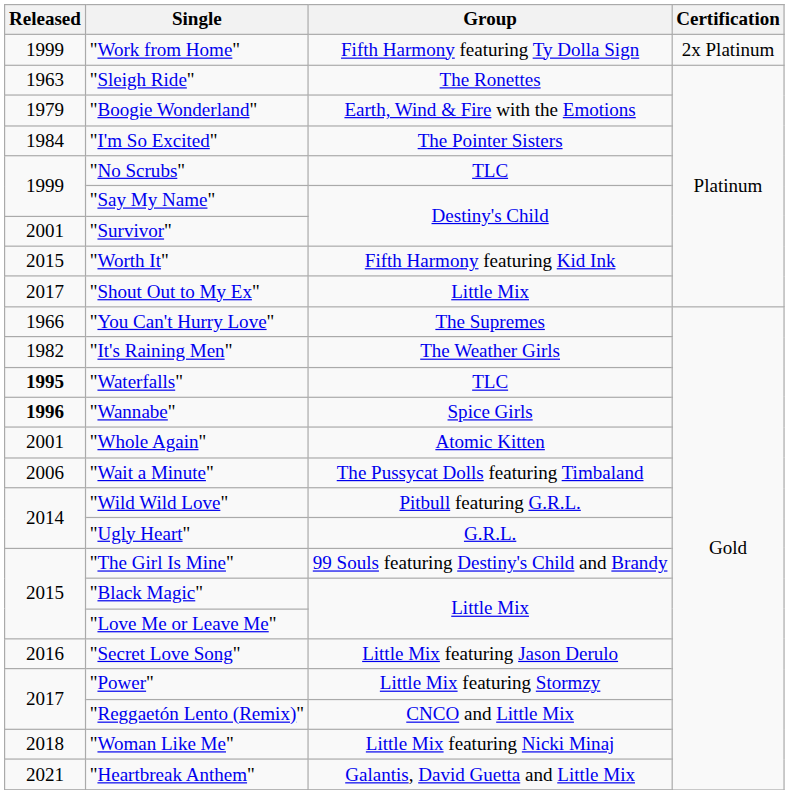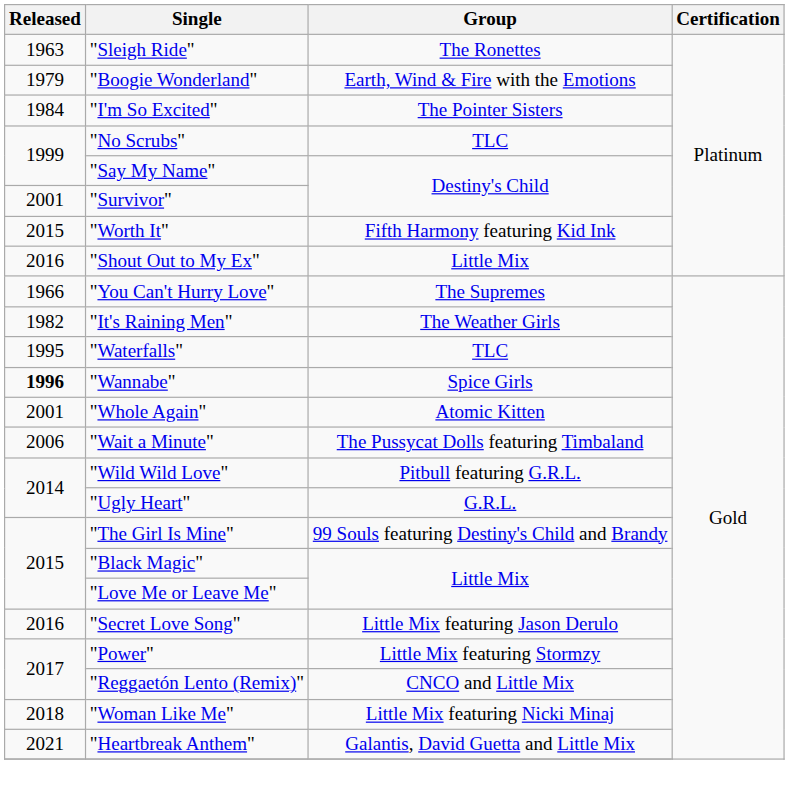- row: (165, 49)
(45, 291) 2017 -> (45, 261) 2016
(45, 381) bold -> (45, 351) normal
